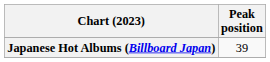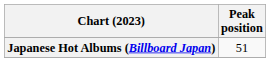(242, 47) 39 -> (242, 47) 51
